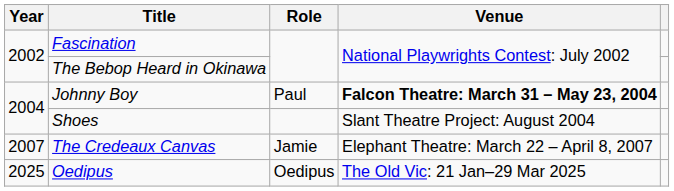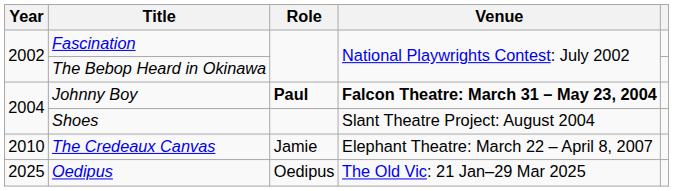(290, 95) normal -> (291, 95) bold
(26, 146) 2007 -> (26, 146) 2010
